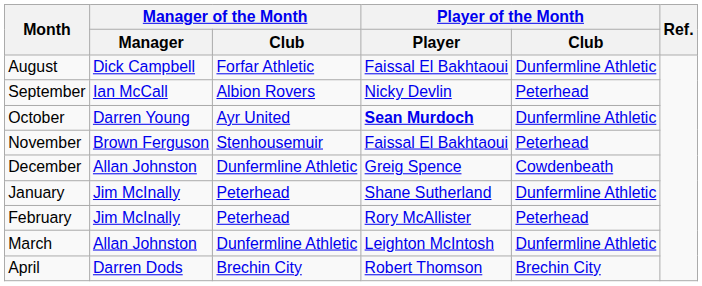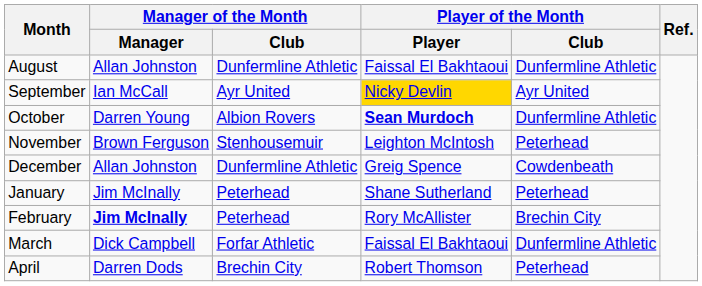(144, 67) Dick Campbell -> (145, 67) Allan Johnston
(265, 67) Forfar Athletic -> (287, 67) Dunfermline Athletic
(266, 92) Albion Rovers -> (253, 92) Ayr United
(408, 92) no background -> (408, 92) gold background
(552, 92) Peterhead -> (552, 92) Ayr United
(253, 117) Ayr United -> (266, 117) Albion Rovers
(436, 142) Faissal El Bakhtaoui -> (429, 142) Leighton McIntosh
(586, 192) Dunfermline Athletic -> (552, 192) Peterhead
(136, 218) normal -> (140, 218) bold
(552, 218) Peterhead -> (558, 218) Brechin City
(145, 243) Allan Johnston -> (144, 243) Dick Campbell
(287, 243) Dunfermline Athletic -> (265, 243) Forfar Athletic
(429, 243) Leighton McIntosh -> (436, 243) Faissal El Bakhtaoui
(558, 268) Brechin City -> (552, 268) Peterhead
